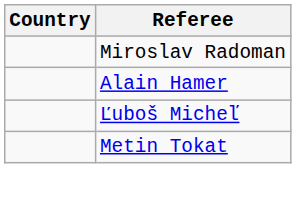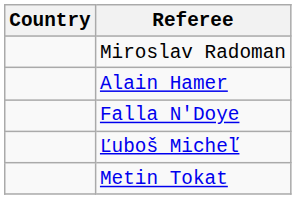+ row: (170, 115)
